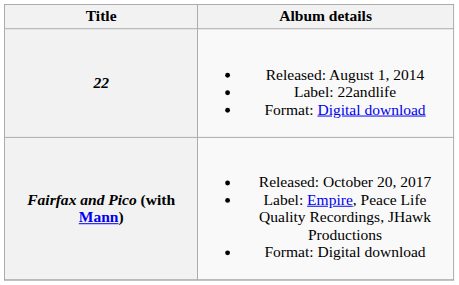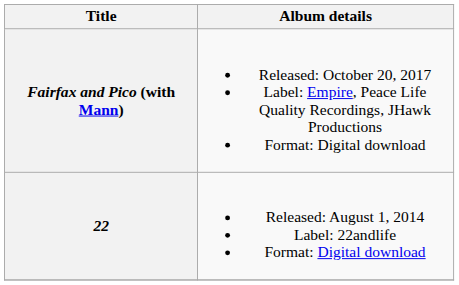rows swapped: (101, 83) <-> (101, 208)
